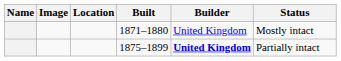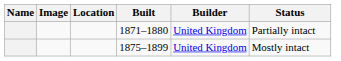(285, 30) Mostly intact -> (284, 30) Partially intact
(212, 47) bold -> (210, 47) normal
(288, 47) Partially intact -> (280, 47) Mostly intact
